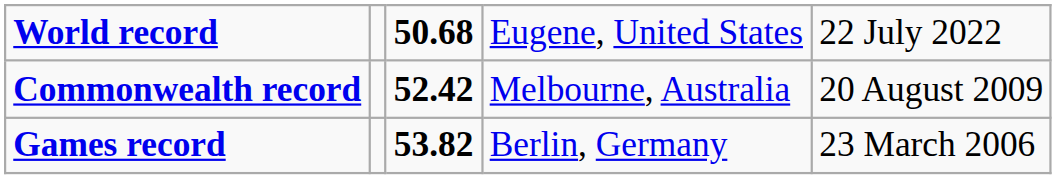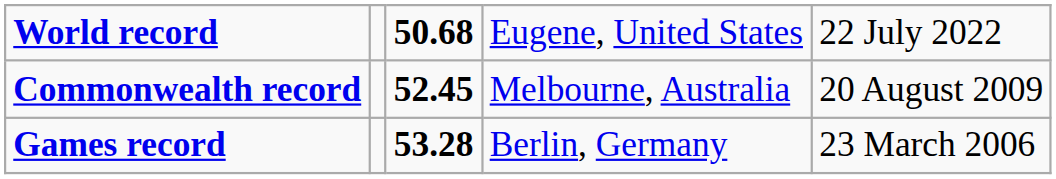(434, 88) 52.42 -> (434, 88) 52.45
(434, 144) 53.82 -> (434, 144) 53.28
